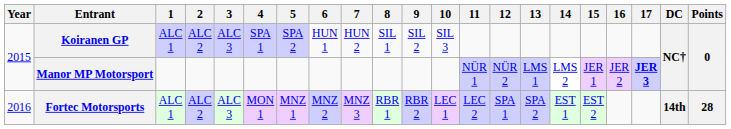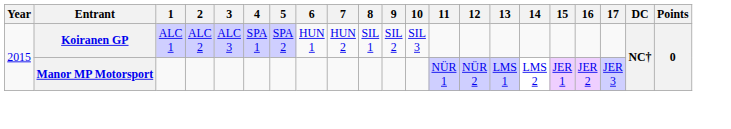(646, 73) bold -> (613, 73) normal
- row: (95, 107)
